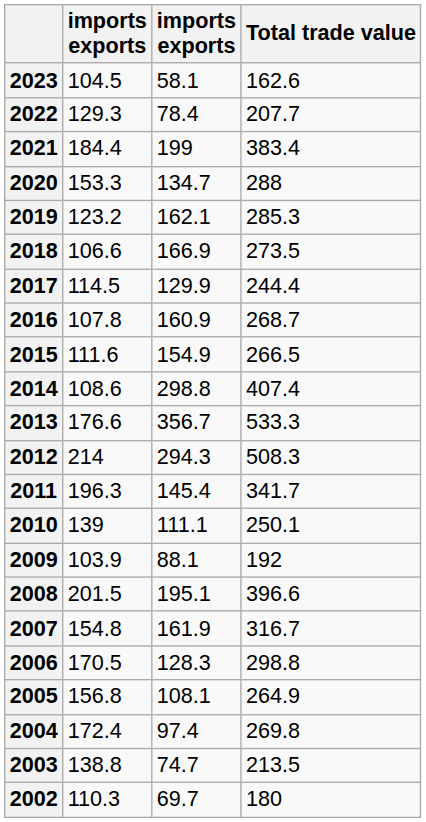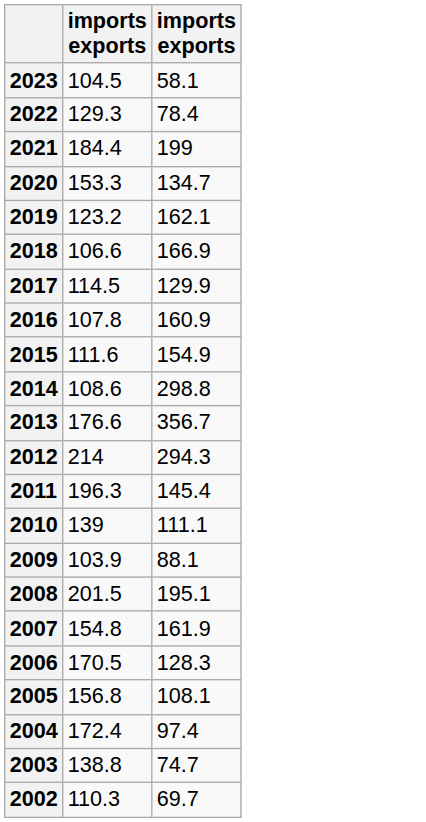- column: (331, 33)
